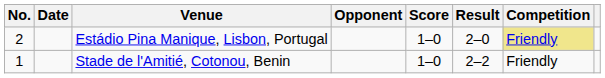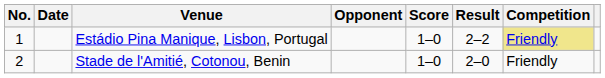(19, 38) 2 -> (19, 38) 1
(478, 38) 2–0 -> (478, 38) 2–2
(19, 61) 1 -> (19, 61) 2
(478, 61) 2–2 -> (478, 61) 2–0
